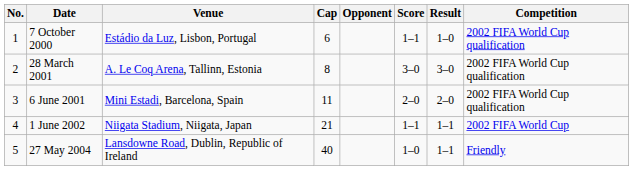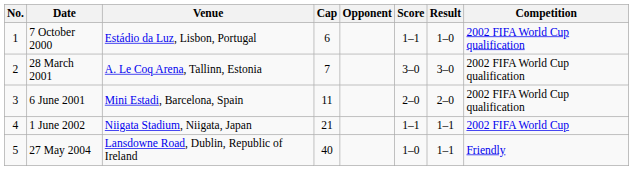(327, 69) 8 -> (327, 69) 7
